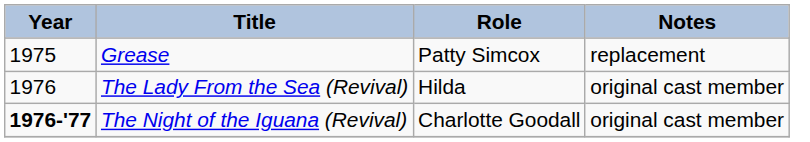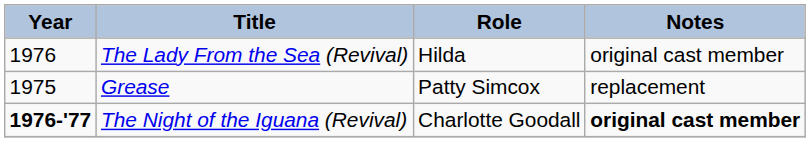rows swapped: (135, 55) <-> (255, 88)
(687, 121) normal -> (695, 121) bold
